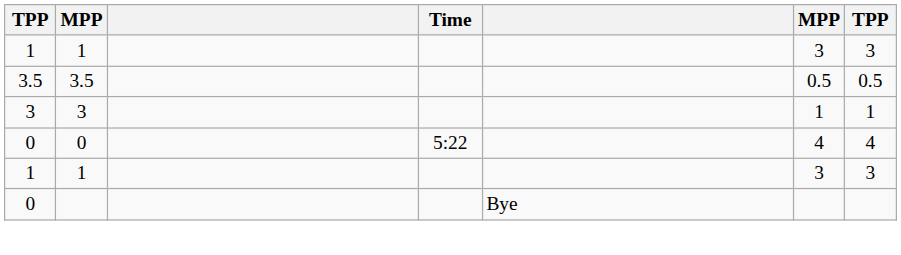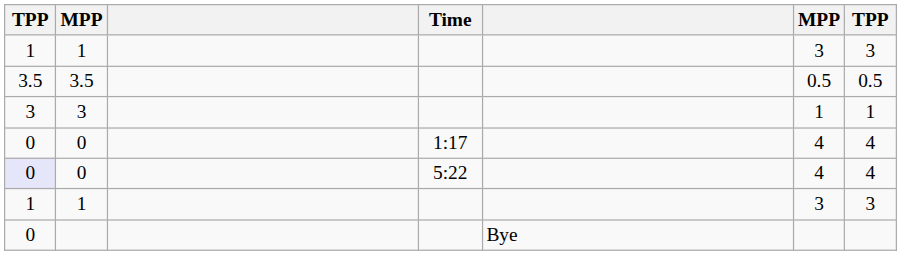+ row: (82, 142)
(30, 142) no background -> (30, 173) lavender background
